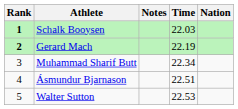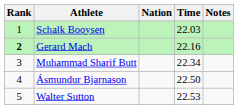columns swapped: (215, 12) <-> (154, 12)
(19, 29) bold -> (19, 29) normal
(183, 46) 22.19 -> (189, 46) 22.16
(183, 79) 22.51 -> (189, 79) 22.50
